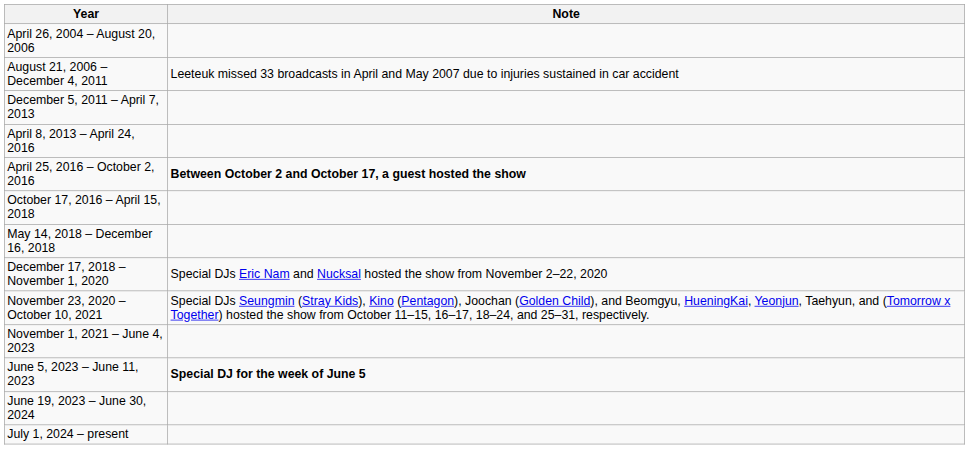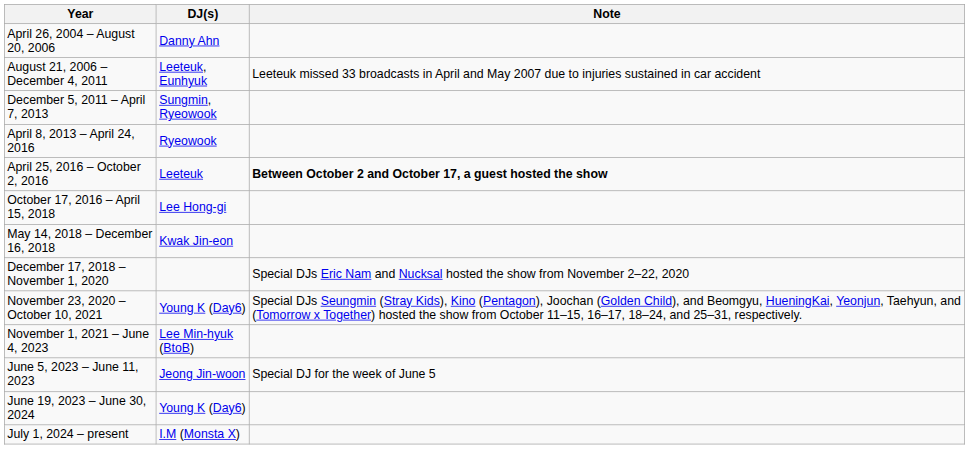+ column: (203, 14)
(268, 374) bold -> (344, 374) normal
